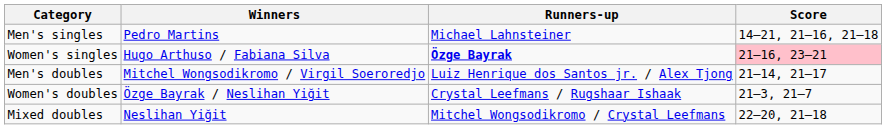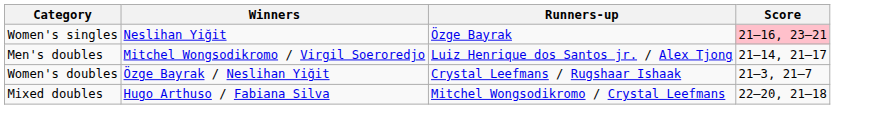- row: (55, 34)
(227, 54) Hugo Arthuso / Fabiana Silva -> (175, 34) Neslihan Yiğit
(472, 54) bold -> (472, 34) normal
(175, 114) Neslihan Yiğit -> (227, 94) Hugo Arthuso / Fabiana Silva
